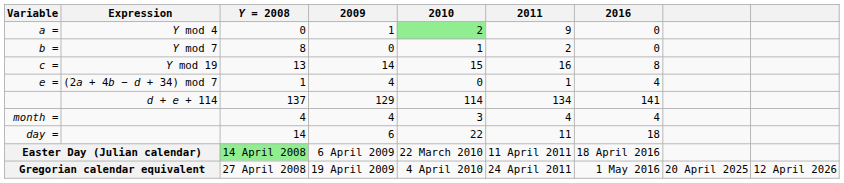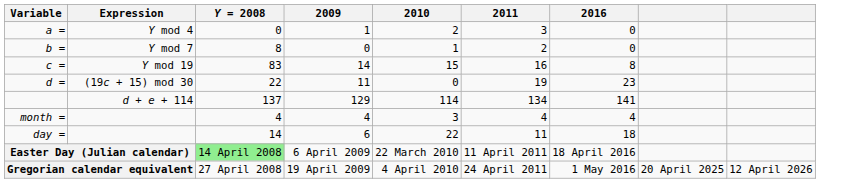(480, 30) lightgreen background -> (455, 30) no background
(568, 30) 9 -> (544, 30) 3
(300, 65) 13 -> (275, 65) 83
+ row: (55, 83)
- row: (49, 83)
